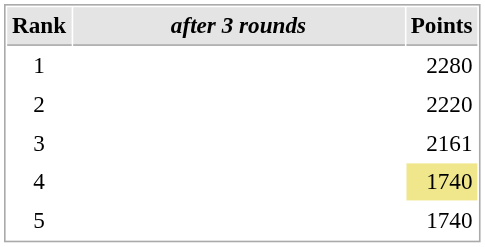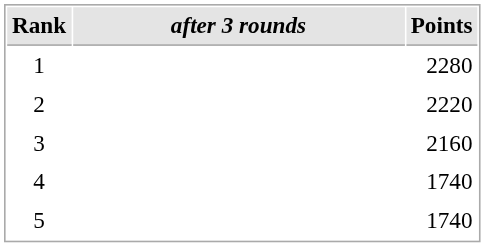(449, 142) 2161 -> (449, 142) 2160
(449, 181) khaki background -> (449, 181) no background
